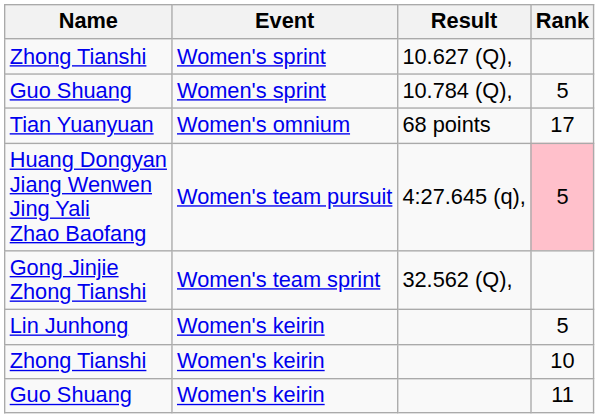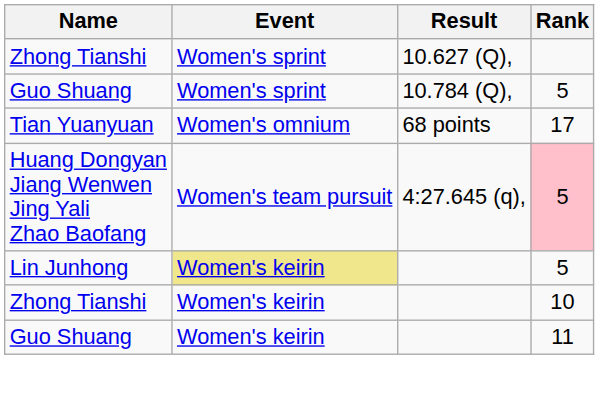- row: (78, 279)
(251, 326) no background -> (251, 267) khaki background
